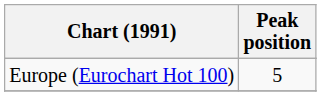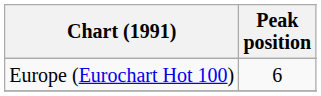(277, 74) 5 -> (277, 74) 6
